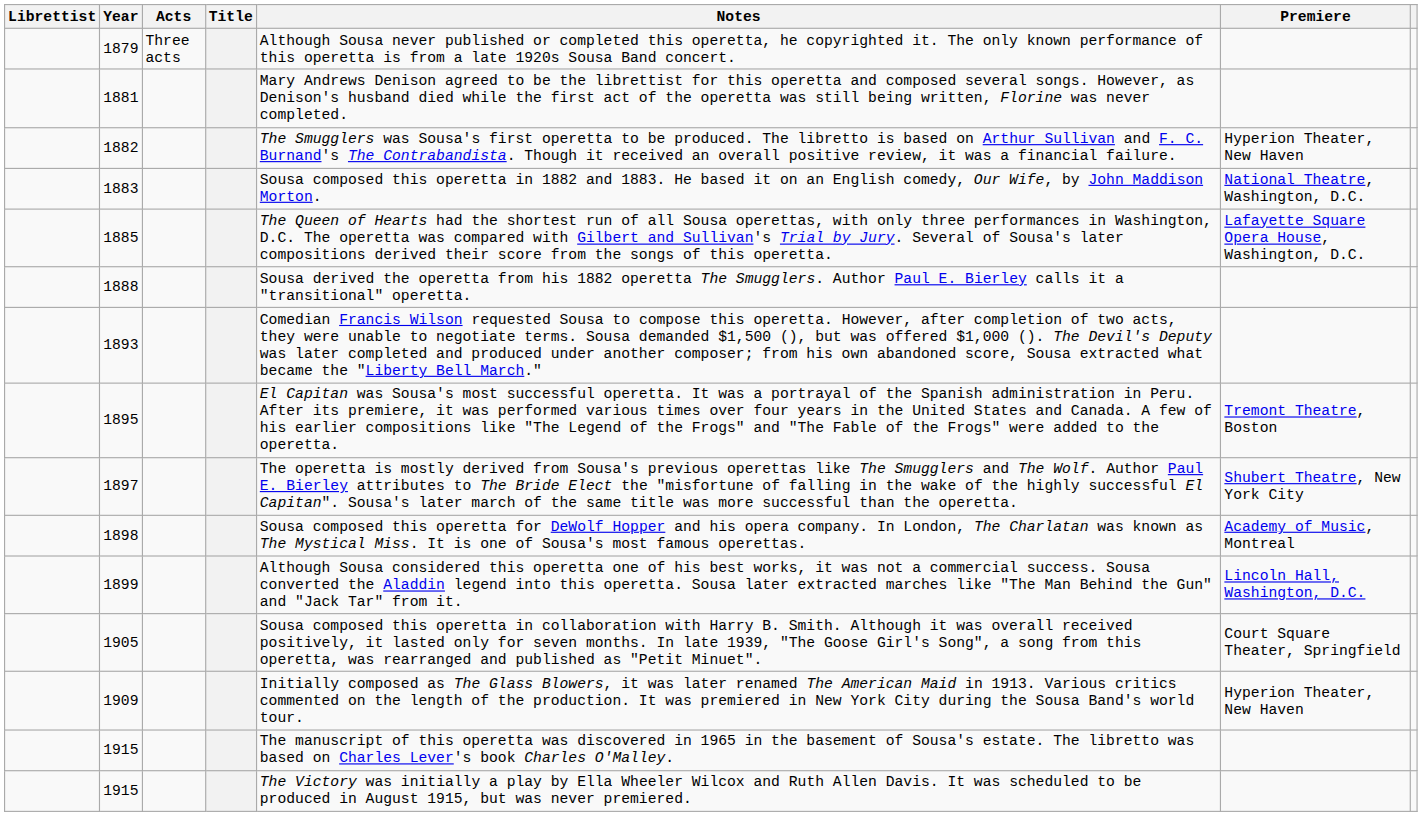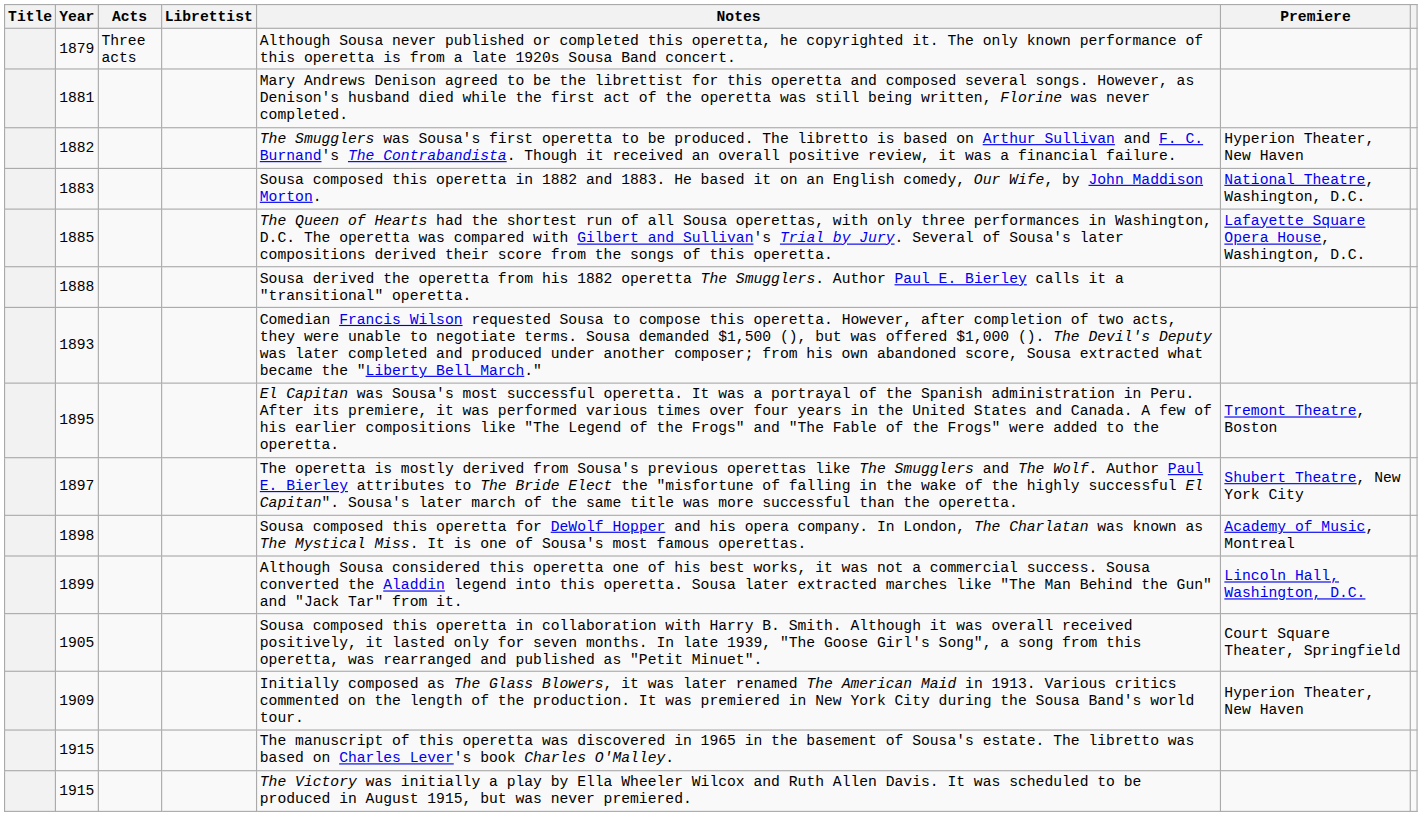columns swapped: (231, 17) <-> (52, 17)
